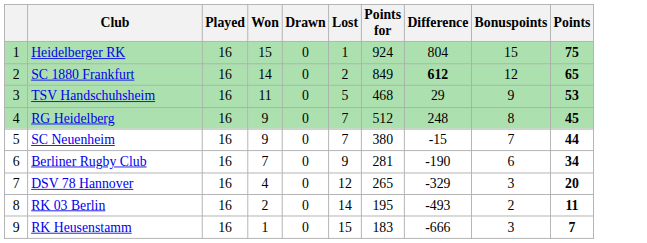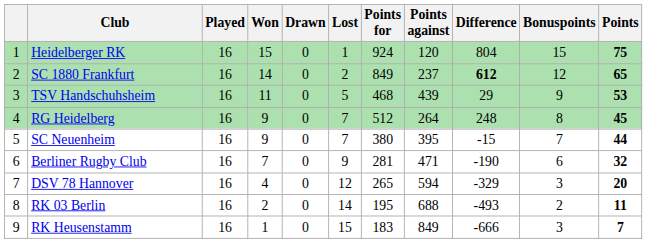+ column: (428, 23)
(572, 161) 34 -> (620, 161) 32
